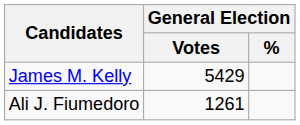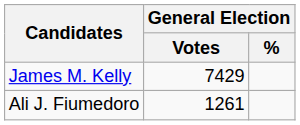(225, 76) 5429 -> (225, 76) 7429
